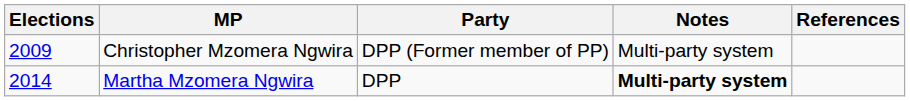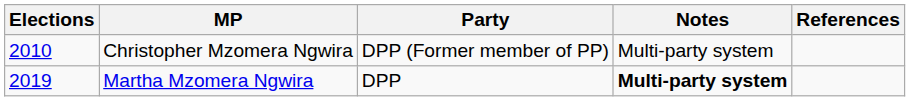(30, 50) 2009 -> (30, 50) 2010
(30, 80) 2014 -> (30, 80) 2019
